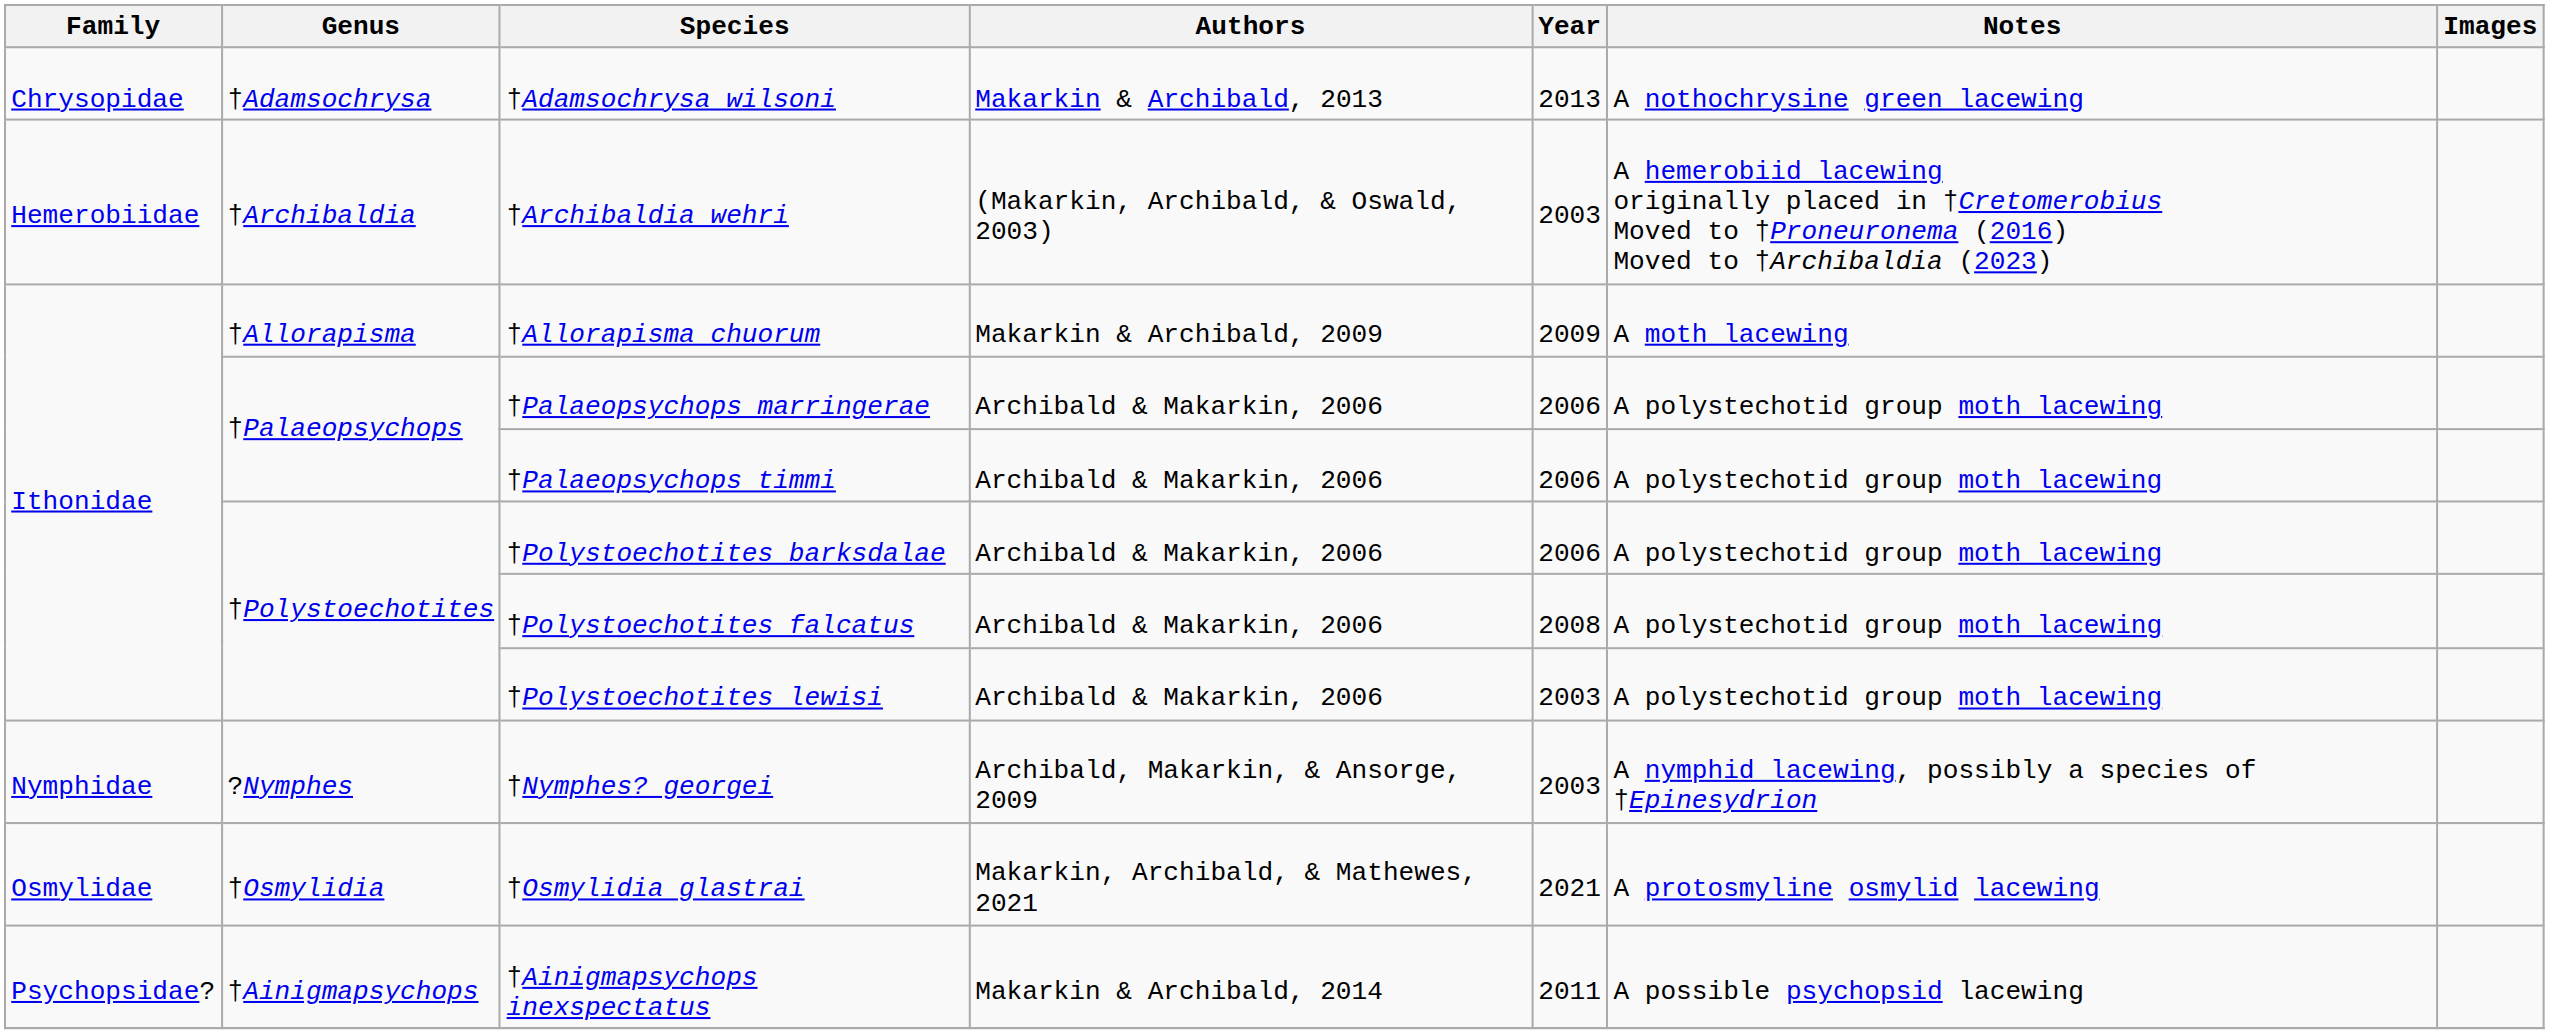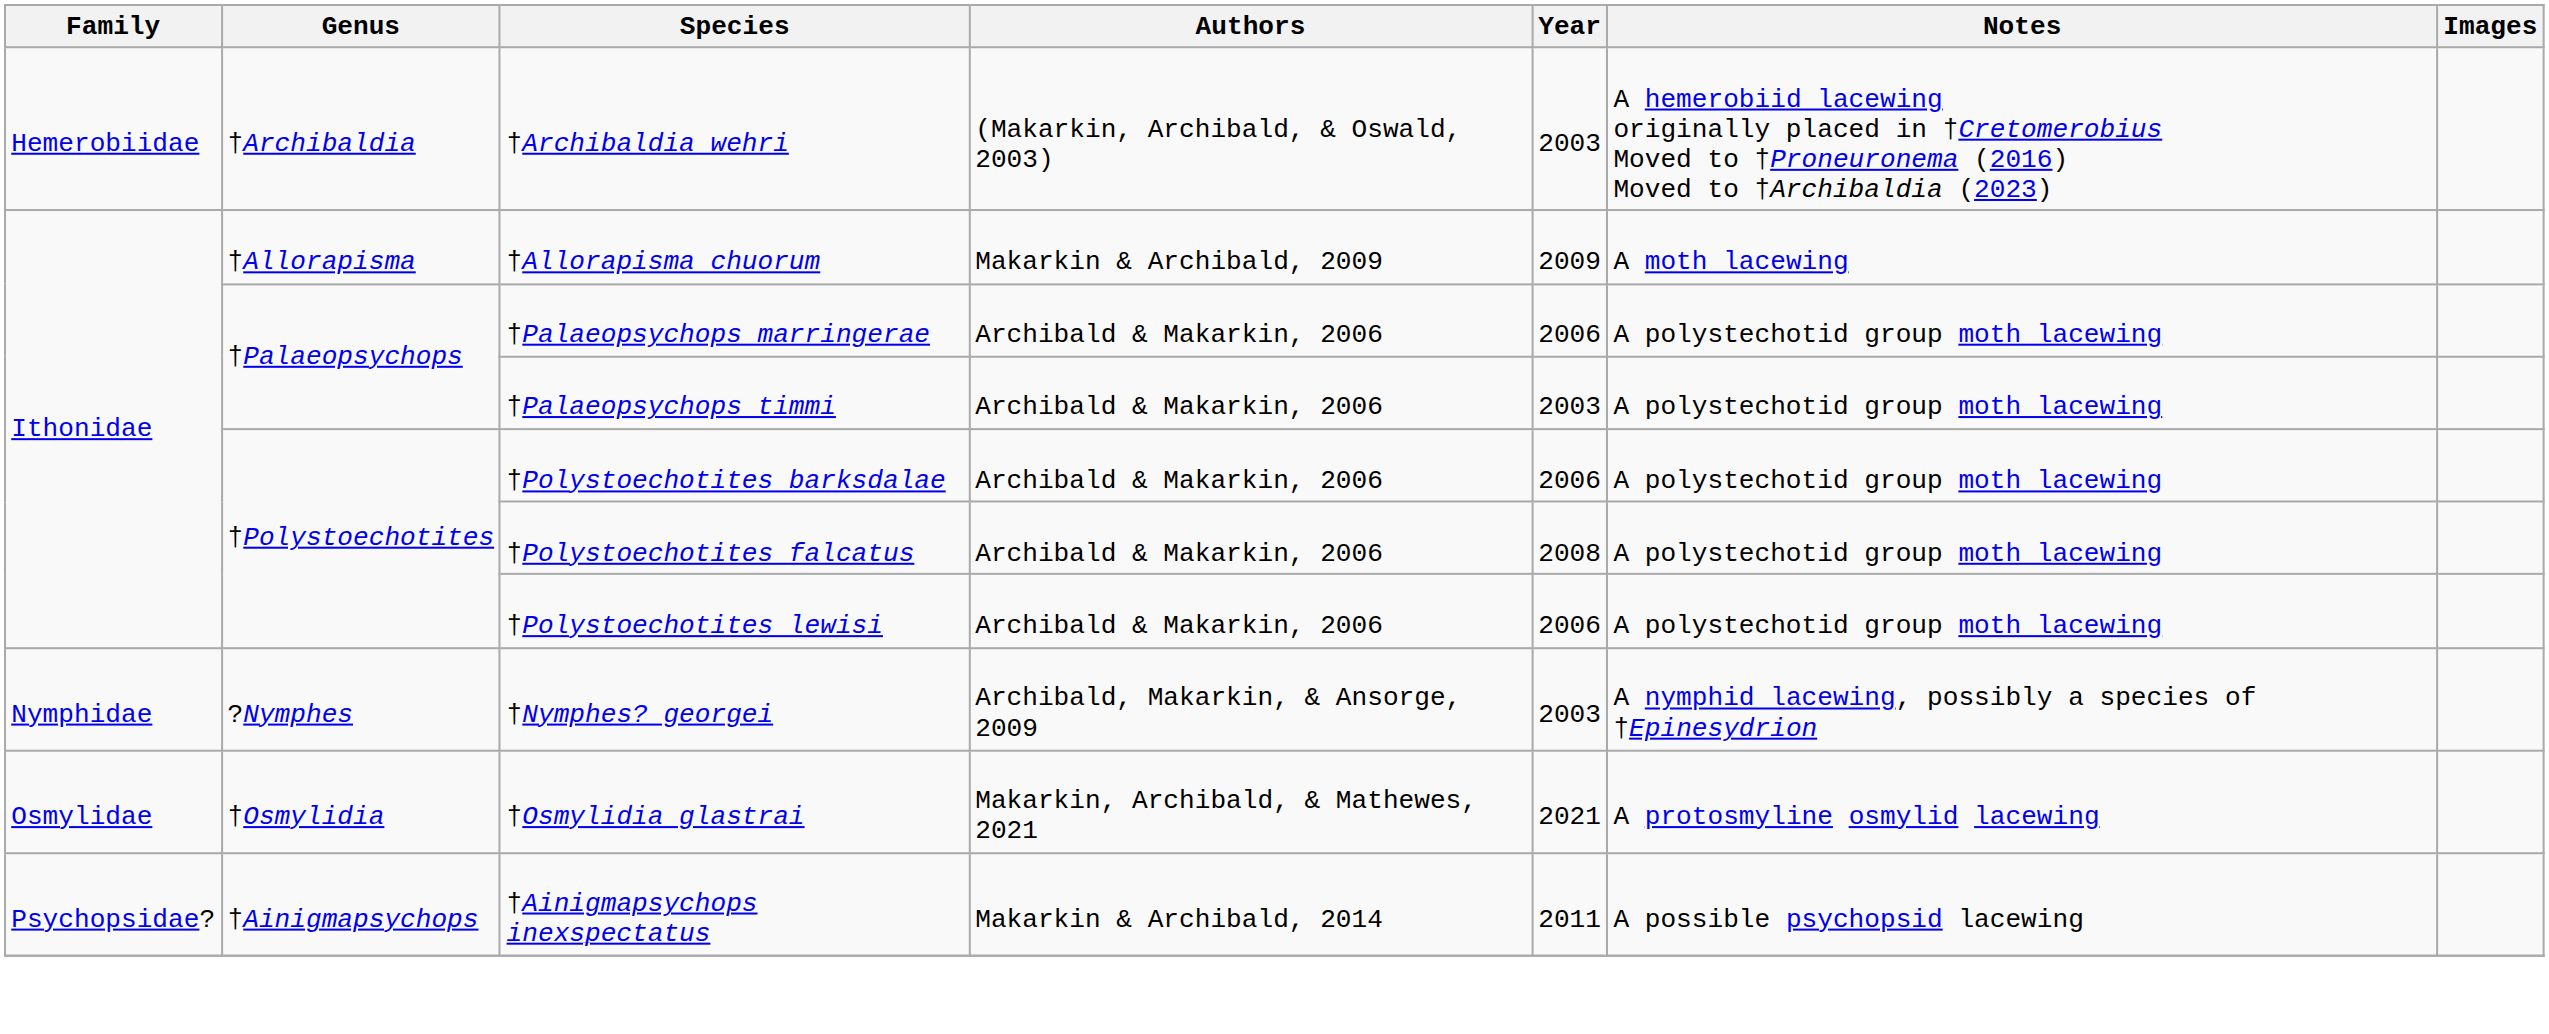- row: (671, 99)
(1570, 480) 2006 -> (1570, 408) 2003
(1570, 699) 2003 -> (1570, 626) 2006
